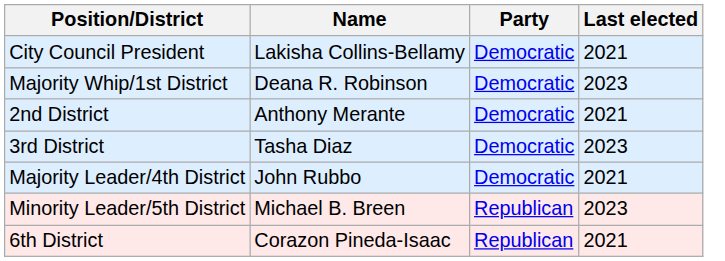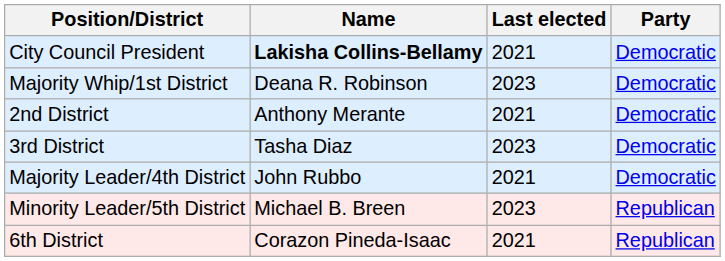columns swapped: (524, 20) <-> (641, 20)
(360, 51) normal -> (368, 51) bold
